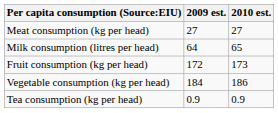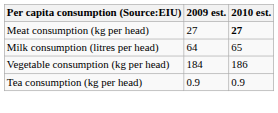(237, 30) normal -> (237, 30) bold
- row: (77, 64)
